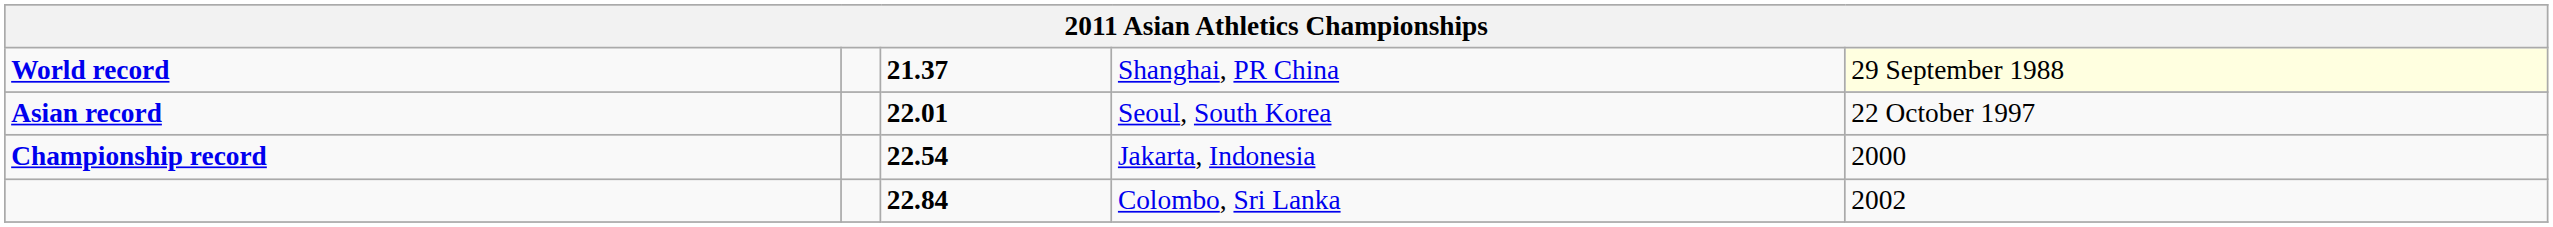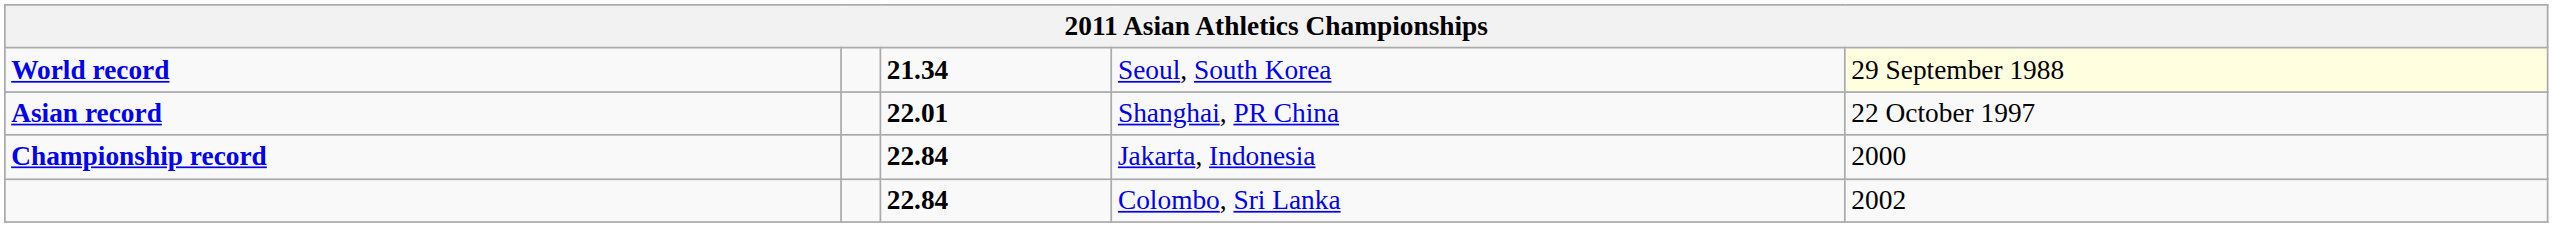(918, 69) 21.37 -> (918, 69) 21.34
(1229, 69) Shanghai, PR China -> (1225, 69) Seoul, South Korea
(1225, 112) Seoul, South Korea -> (1229, 112) Shanghai, PR China
(918, 156) 22.54 -> (918, 156) 22.84
